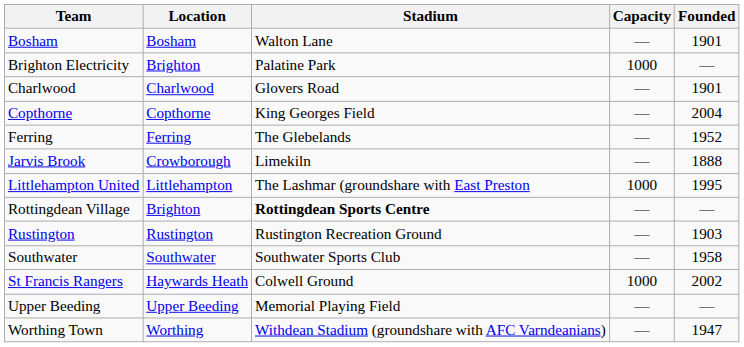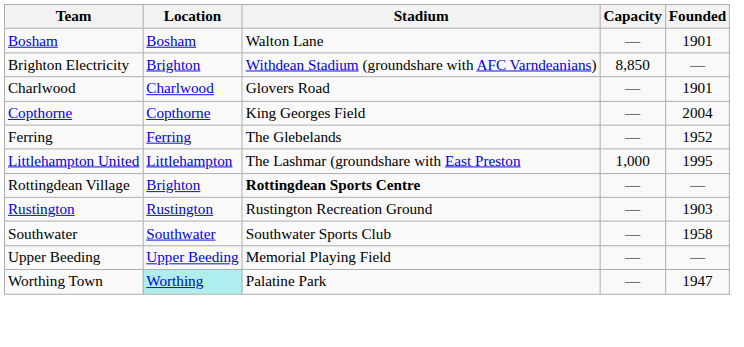(295, 64) Palatine Park -> (421, 64) Withdean Stadium (groundshare with AFC Varndeanians)
(642, 64) 1000 -> (633, 64) 8,850
- row: (47, 161)
(642, 185) 1000 -> (633, 161) 1,000
- row: (65, 281)
(175, 329) no background -> (175, 281) paleturquoise background
(430, 329) Withdean Stadium (groundshare with AFC Varndeanians) -> (286, 281) Palatine Park
